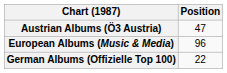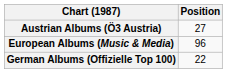(200, 28) 47 -> (200, 28) 27
